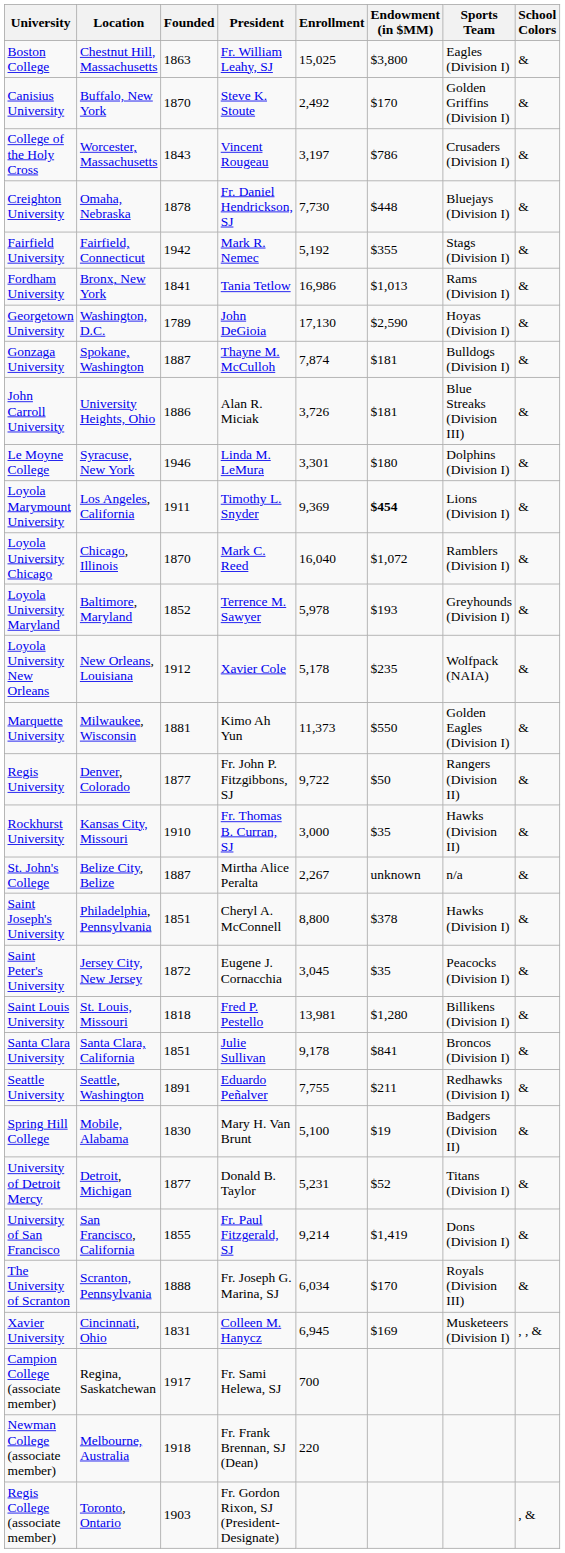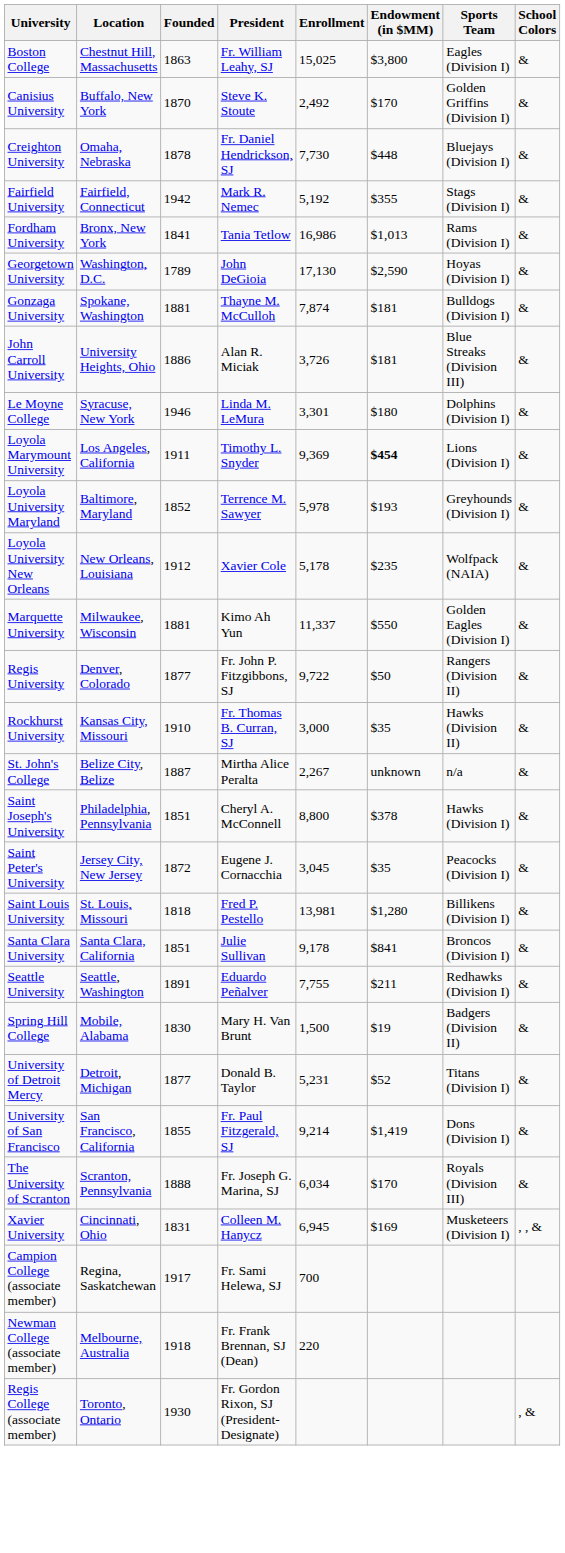- row: (36, 154)
(177, 359) 1887 -> (177, 308) 1881
- row: (36, 558)
(317, 728) 11,373 -> (317, 624) 11,337
(314, 1131) 5,100 -> (314, 1028) 1,500
(177, 1515) 1903 -> (177, 1411) 1930
